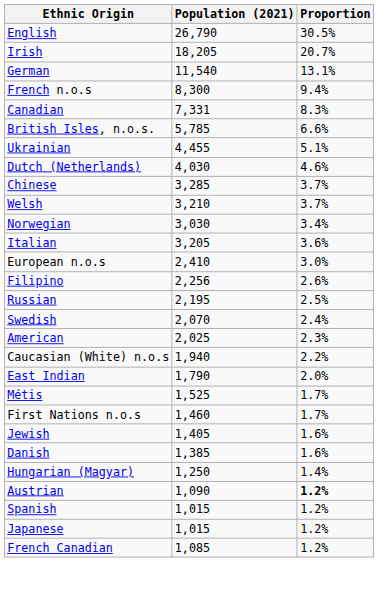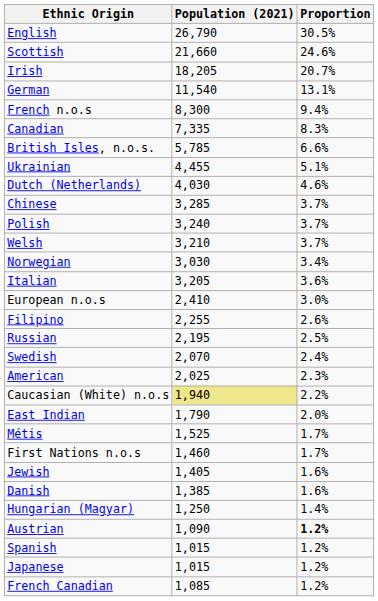+ row: (35, 52)
(192, 109) 7,331 -> (192, 128) 7,335
+ row: (28, 224)
(192, 281) 2,256 -> (192, 319) 2,255
(192, 357) no background -> (192, 395) khaki background
